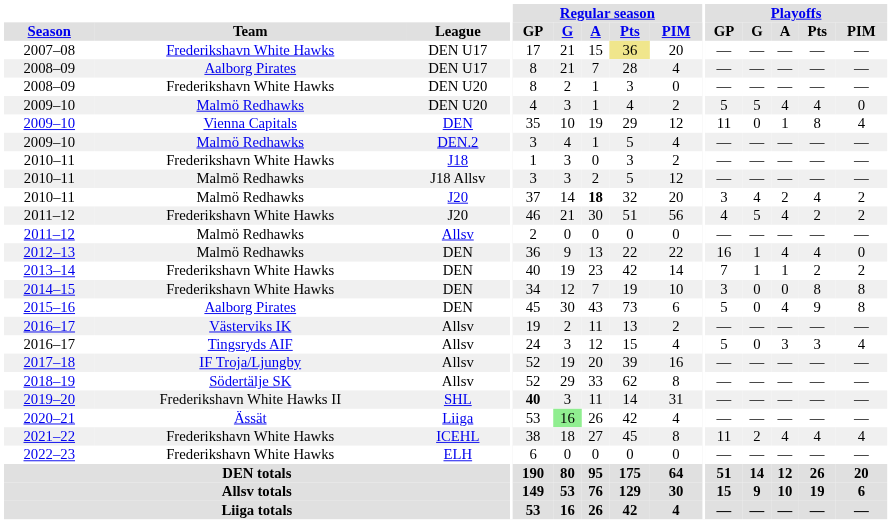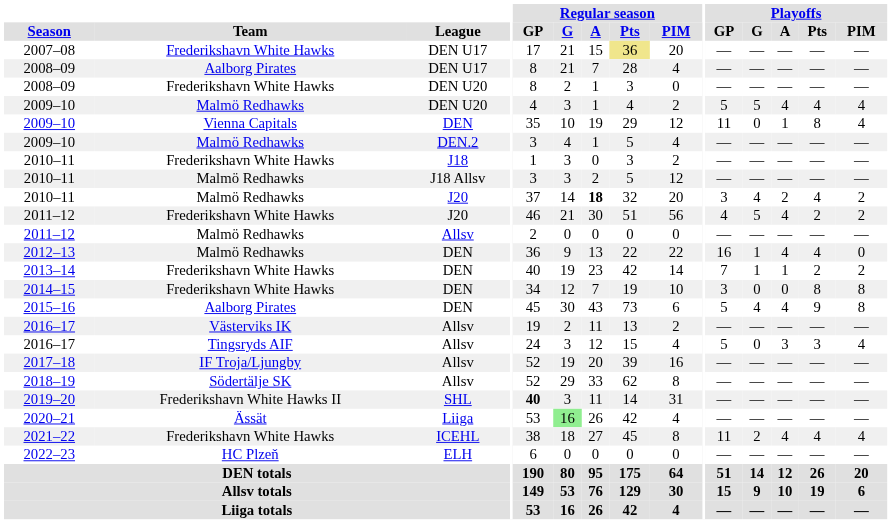(861, 105) 0 -> (861, 105) 4
(757, 307) 0 -> (757, 307) 4
(250, 454) Frederikshavn White Hawks -> (250, 454) HC Plzeň
